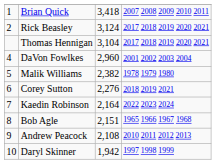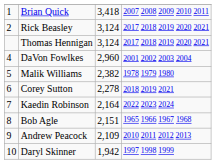(108, 43) 3,104 -> (108, 43) 3,124
(108, 89) 2,276 -> (108, 89) 2,278
(108, 136) 2,108 -> (108, 136) 2,109
